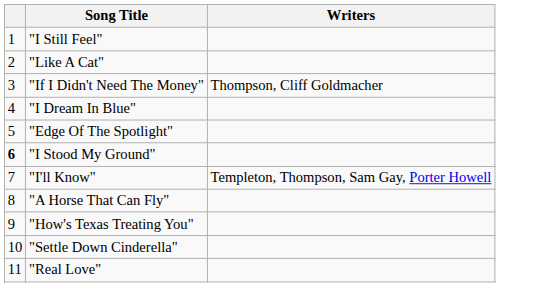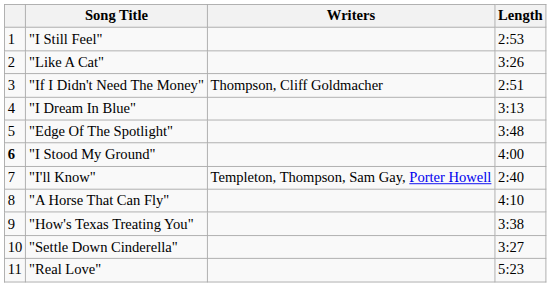+ column: (520, 16)
